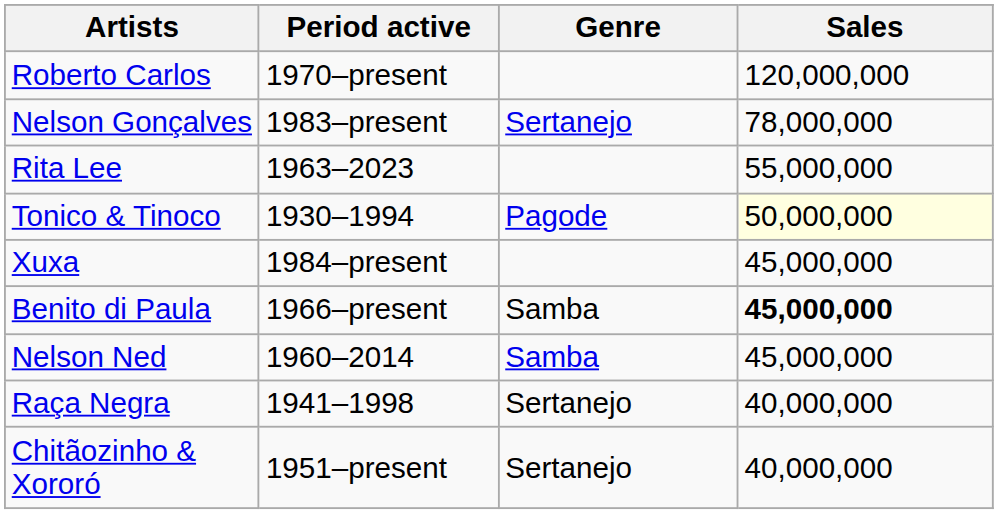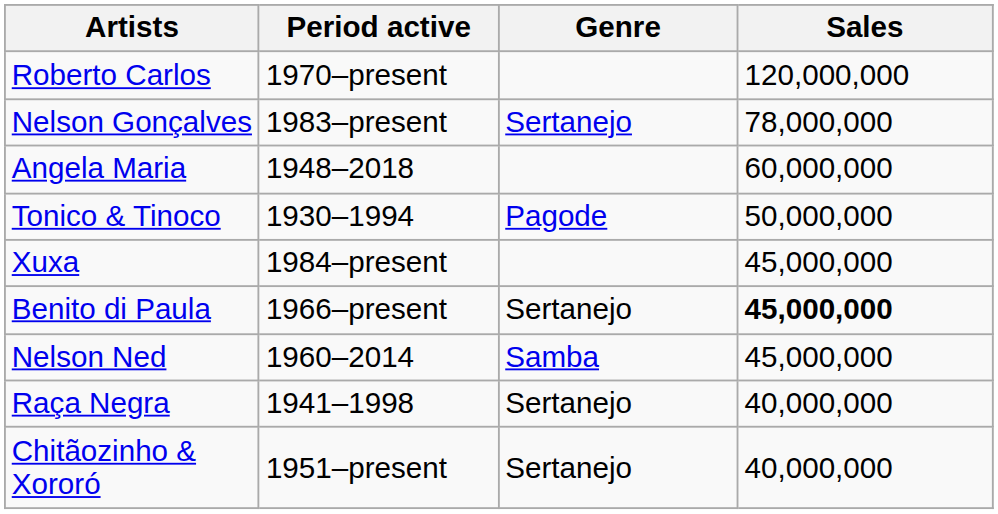+ row: (99, 168)
- row: (67, 168)
(819, 215) lightyellow background -> (819, 215) no background
(552, 309) Samba -> (569, 309) Sertanejo
